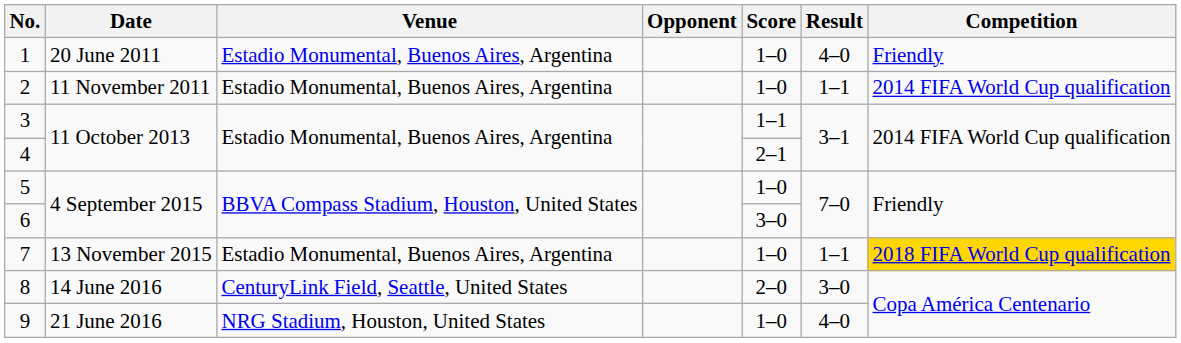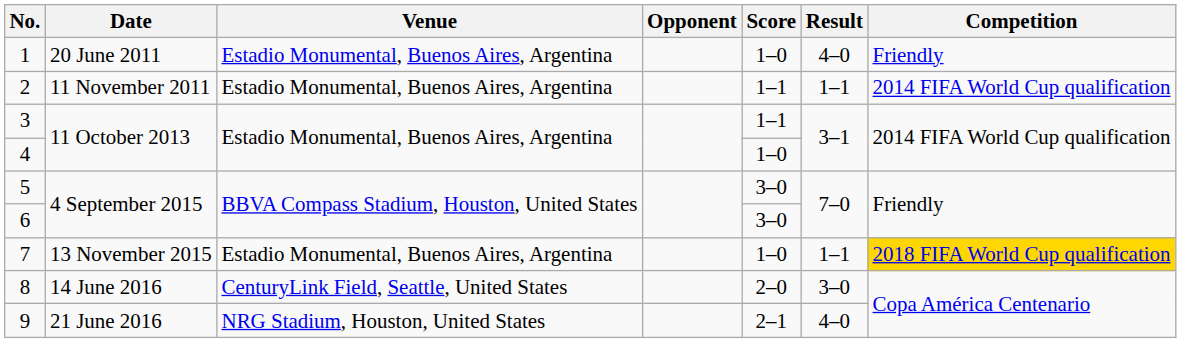(771, 87) 1–0 -> (771, 87) 1–1
(771, 154) 2–1 -> (771, 154) 1–0
(771, 187) 1–0 -> (771, 187) 3–0
(771, 320) 1–0 -> (771, 320) 2–1
